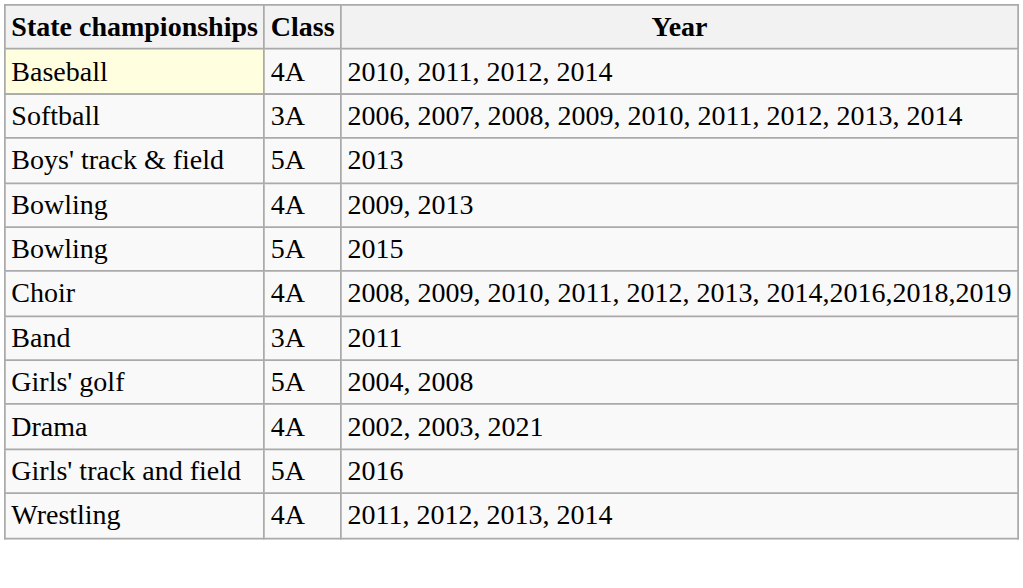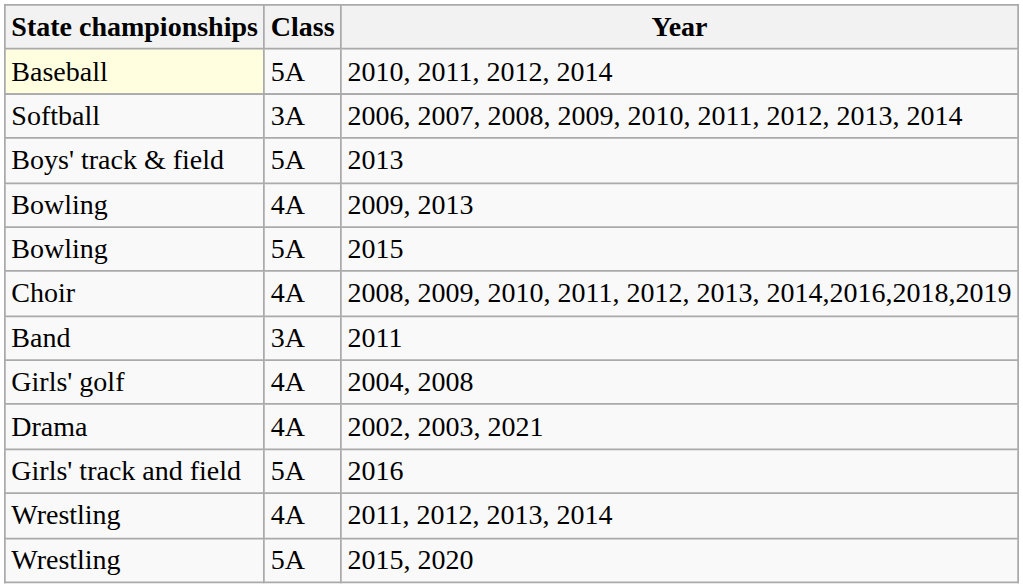(288, 71) 4A -> (288, 71) 5A
(288, 381) 5A -> (288, 381) 4A
+ row: (411, 559)
